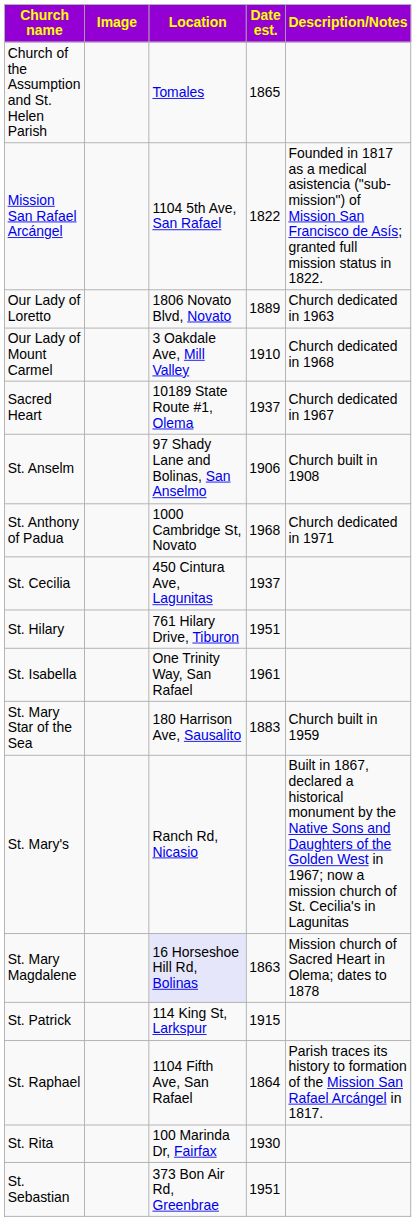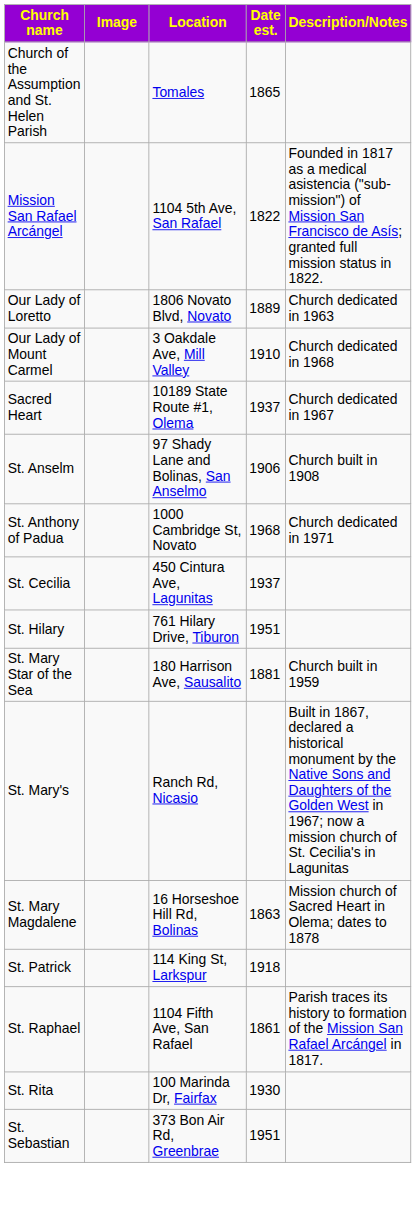- row: (42, 674)
(265, 728) 1883 -> (265, 674) 1881
(196, 968) lavender background -> (196, 914) no background
(265, 1021) 1915 -> (265, 968) 1918
(265, 1082) 1864 -> (265, 1029) 1861
